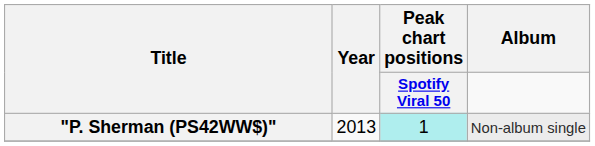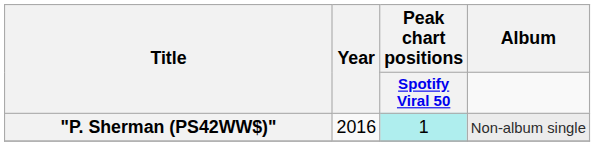(356, 127) 2013 -> (356, 127) 2016
